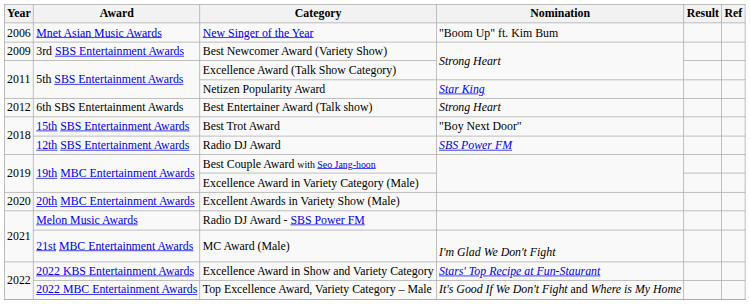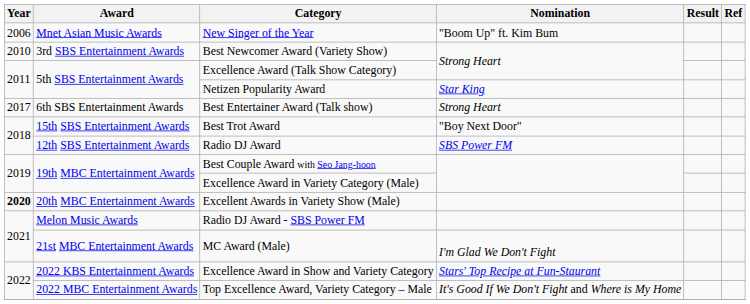(19, 51) 2009 -> (19, 51) 2010
(19, 107) 2012 -> (19, 107) 2017
(19, 201) normal -> (19, 201) bold
